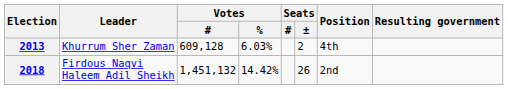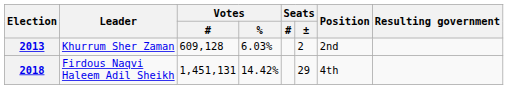(329, 47) 4th -> (329, 47) 2nd
(208, 70) 1,451,132 -> (208, 70) 1,451,131
(304, 70) 26 -> (304, 70) 29
(329, 70) 2nd -> (329, 70) 4th
